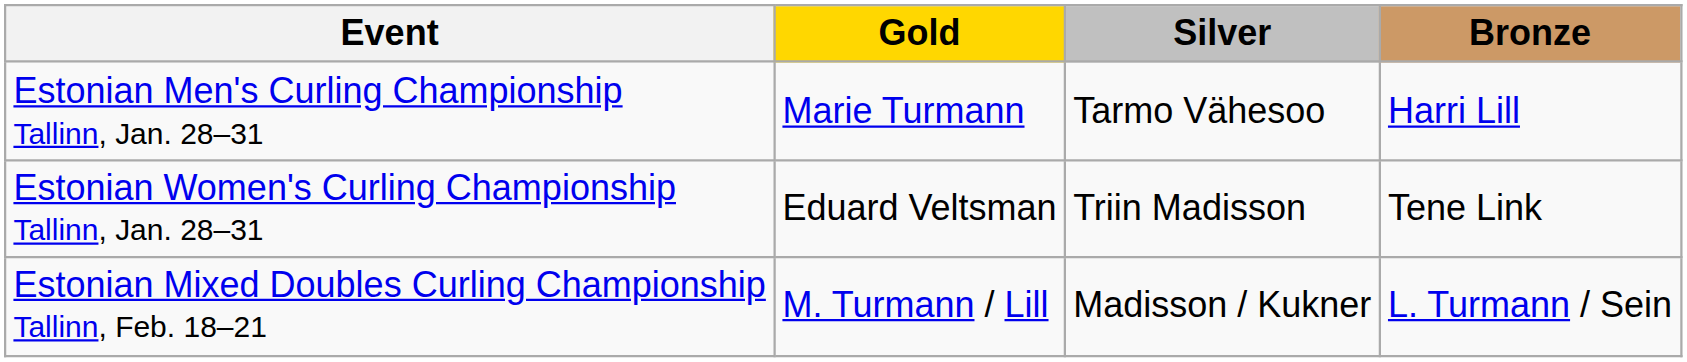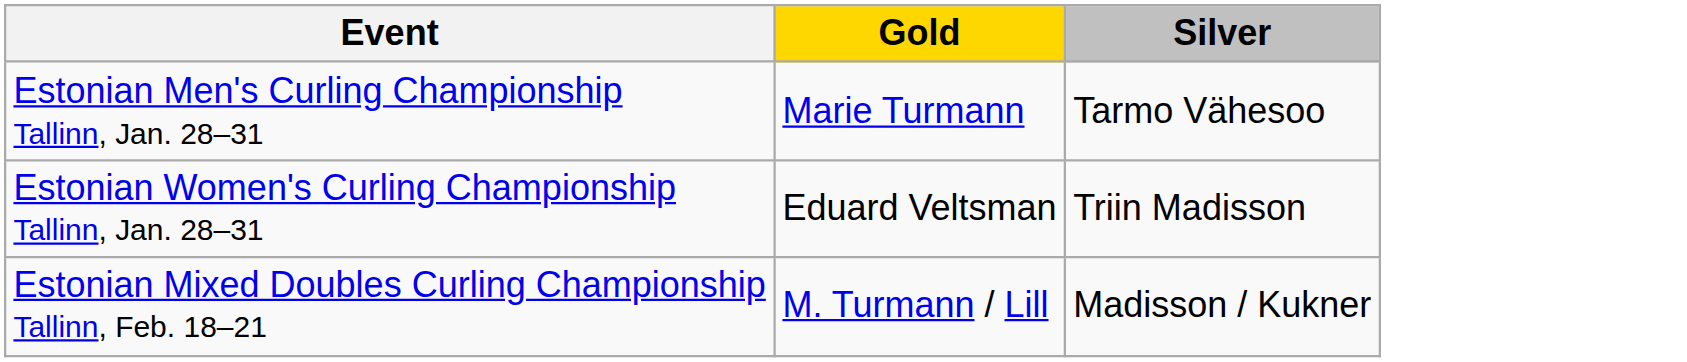- column: (1530, 33)
